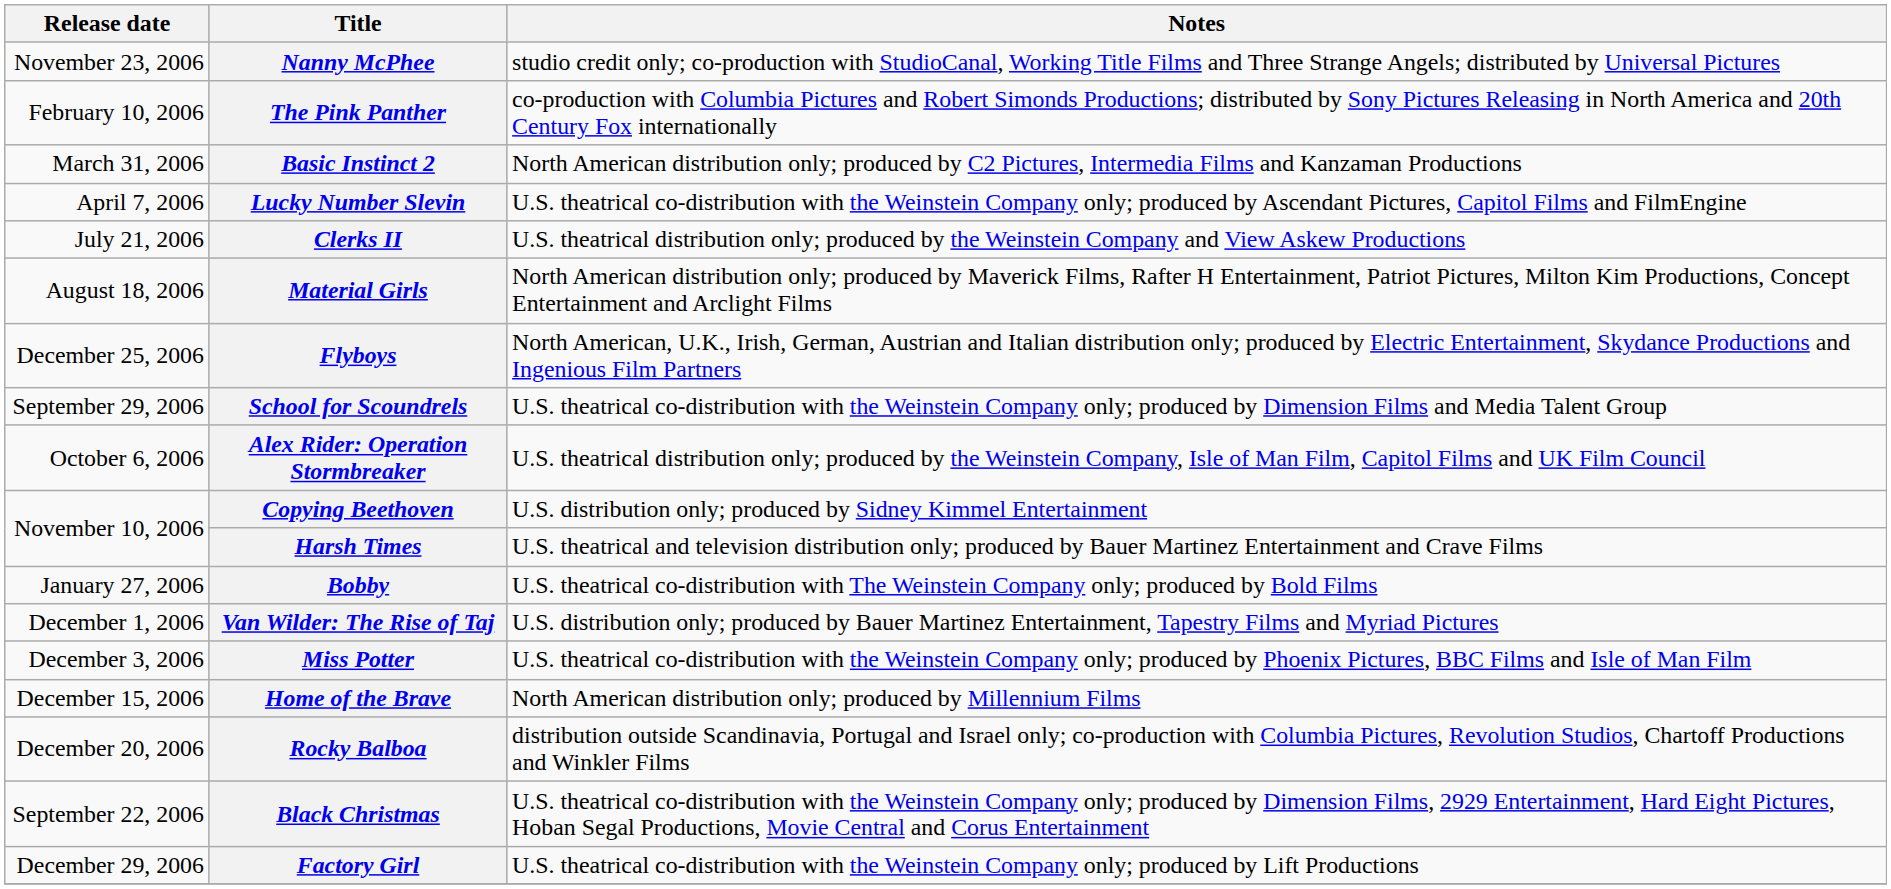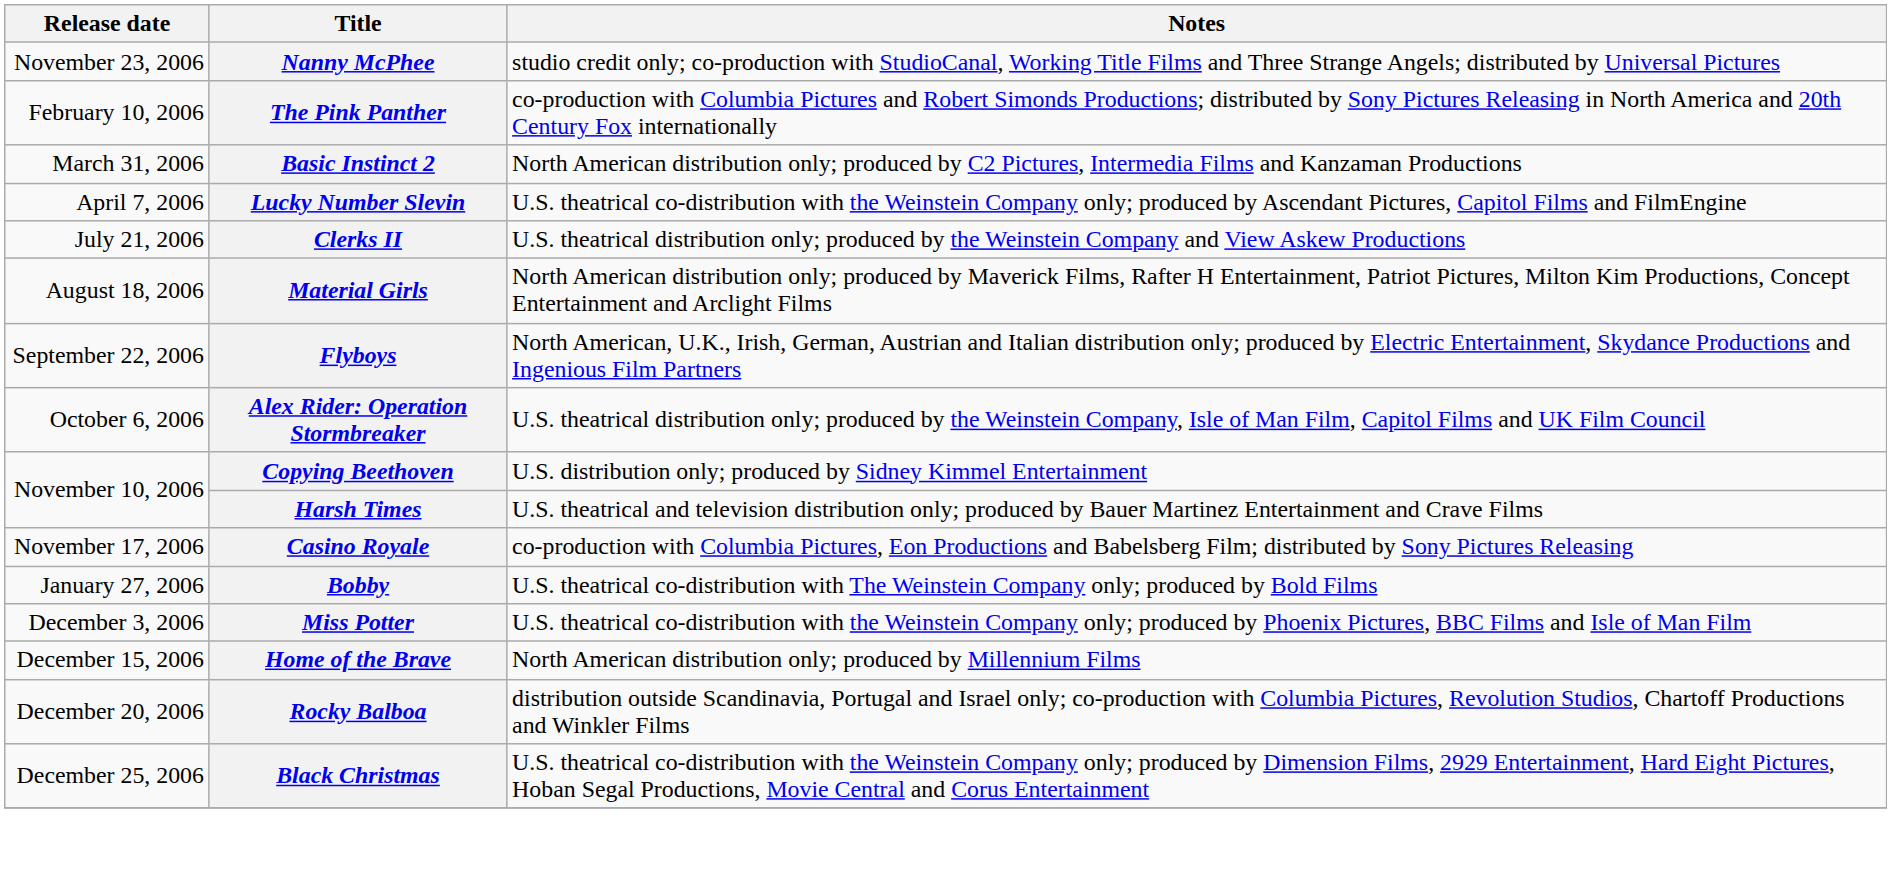(110, 355) December 25, 2006 -> (108, 355) September 22, 2006
- row: (358, 406)
+ row: (358, 546)
- row: (358, 622)
(108, 813) September 22, 2006 -> (110, 775) December 25, 2006
- row: (358, 864)
